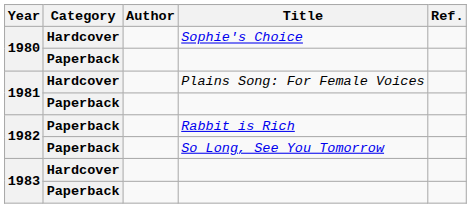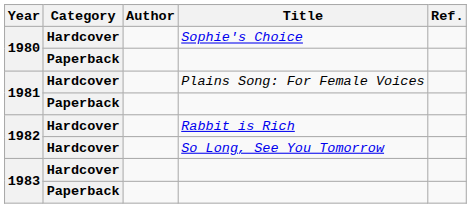(83, 126) Paperback -> (83, 126) Hardcover
(83, 148) Paperback -> (83, 148) Hardcover
